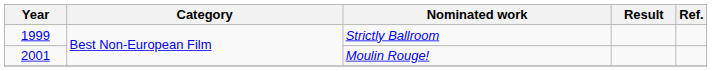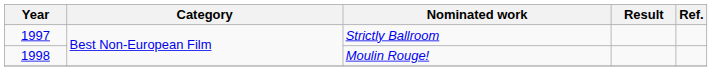(36, 35) 1999 -> (36, 35) 1997
(36, 55) 2001 -> (36, 55) 1998
